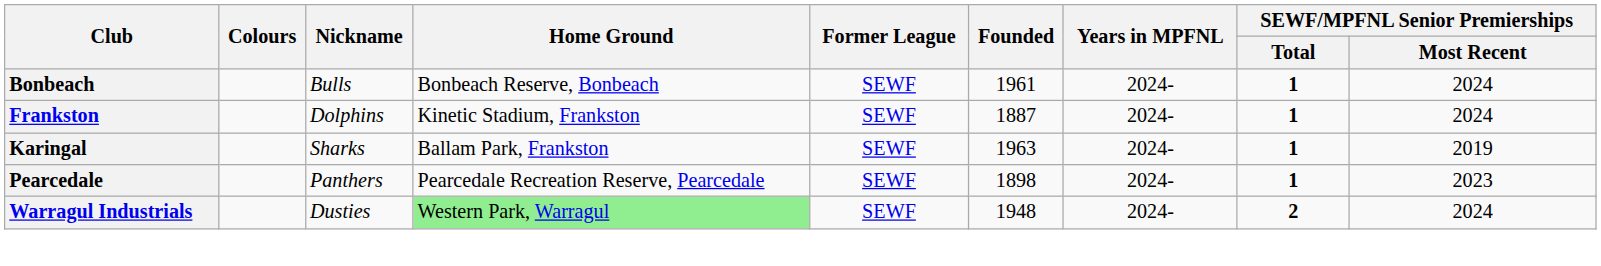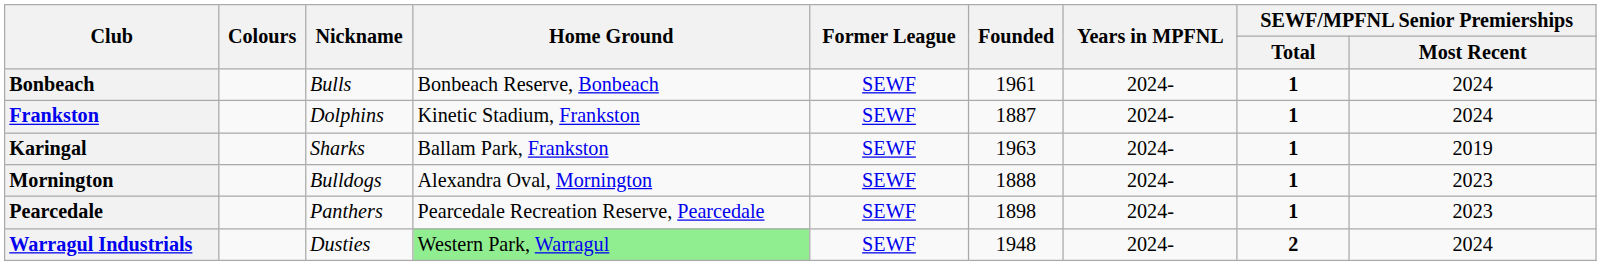+ row: (61, 180)
